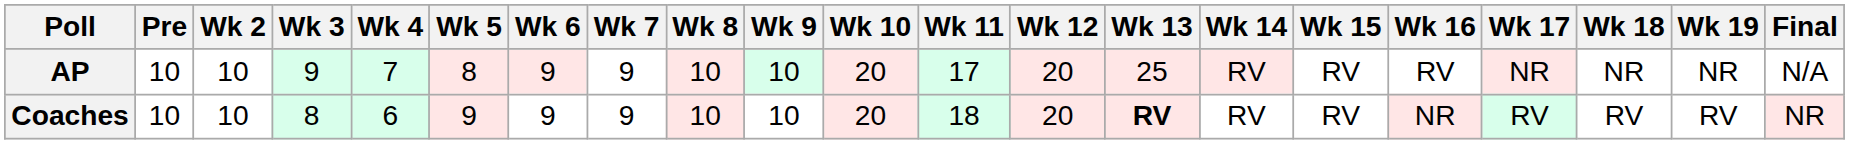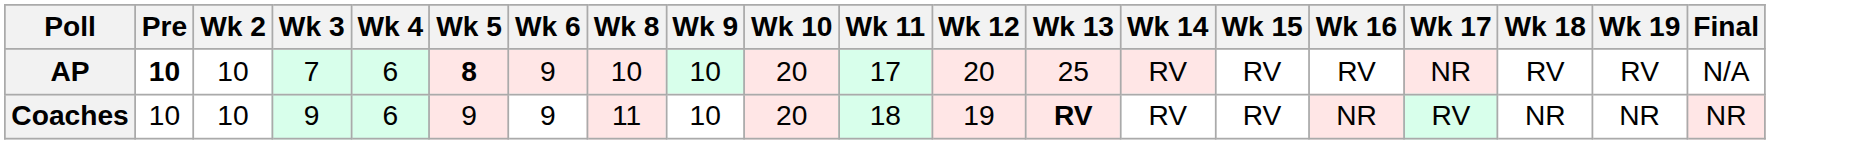- column: (627, 26)
(164, 71) normal -> (164, 71) bold
(312, 71) 9 -> (312, 71) 7
(390, 71) 7 -> (390, 71) 6
(469, 71) normal -> (469, 71) bold
(1624, 71) NR -> (1545, 71) RV
(1718, 71) NR -> (1640, 71) RV
(312, 116) 8 -> (312, 116) 9
(705, 116) 10 -> (627, 116) 11
(1058, 116) 20 -> (979, 116) 19
(1624, 116) RV -> (1545, 116) NR
(1718, 116) RV -> (1640, 116) NR
